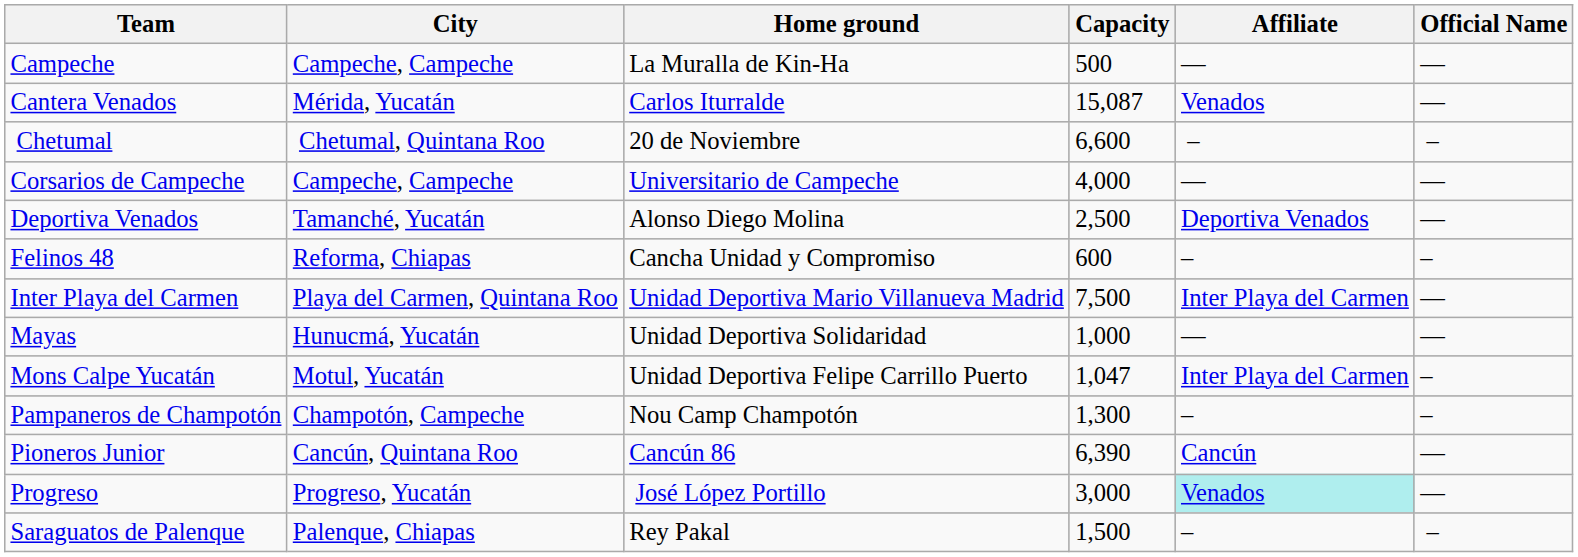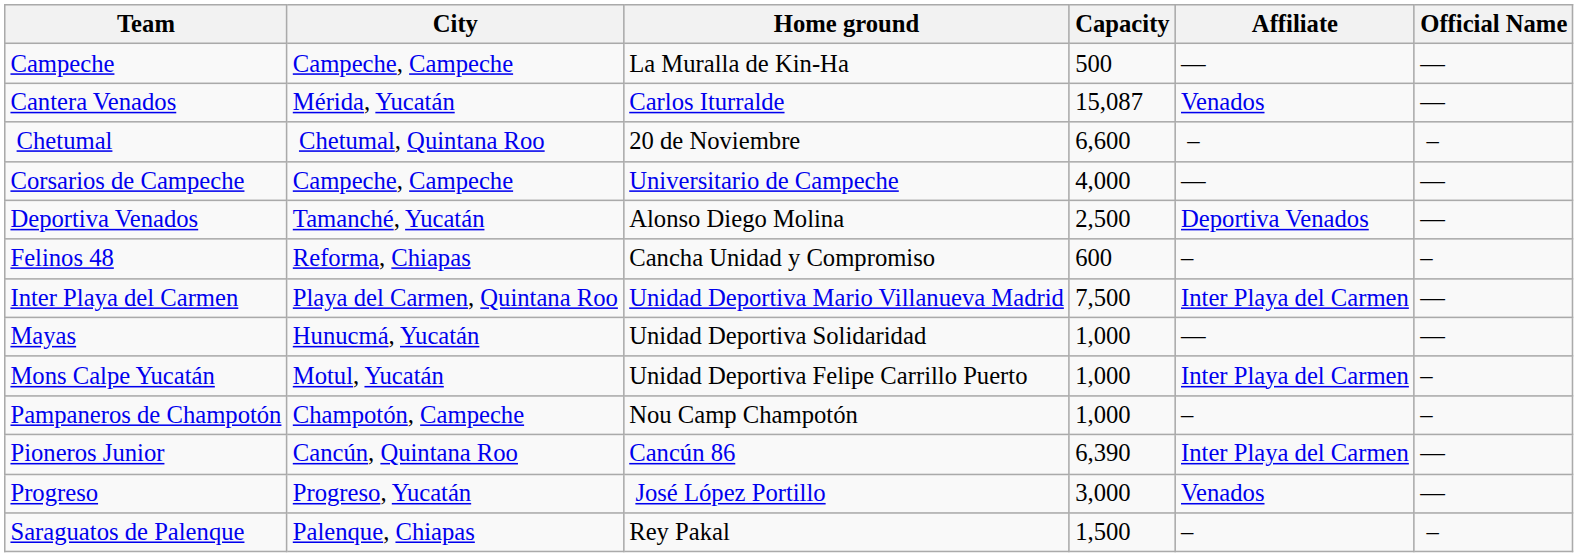(1103, 375) 1,047 -> (1103, 375) 1,000
(1103, 414) 1,300 -> (1103, 414) 1,000
(1219, 453) Cancún -> (1295, 453) Inter Playa del Carmen
(1223, 492) paleturquoise background -> (1223, 492) no background
